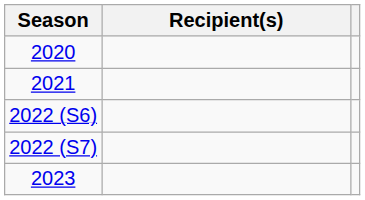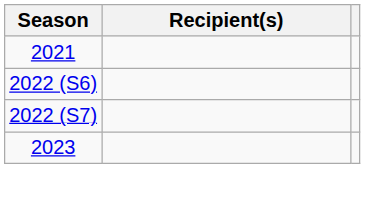- row: (53, 52)
